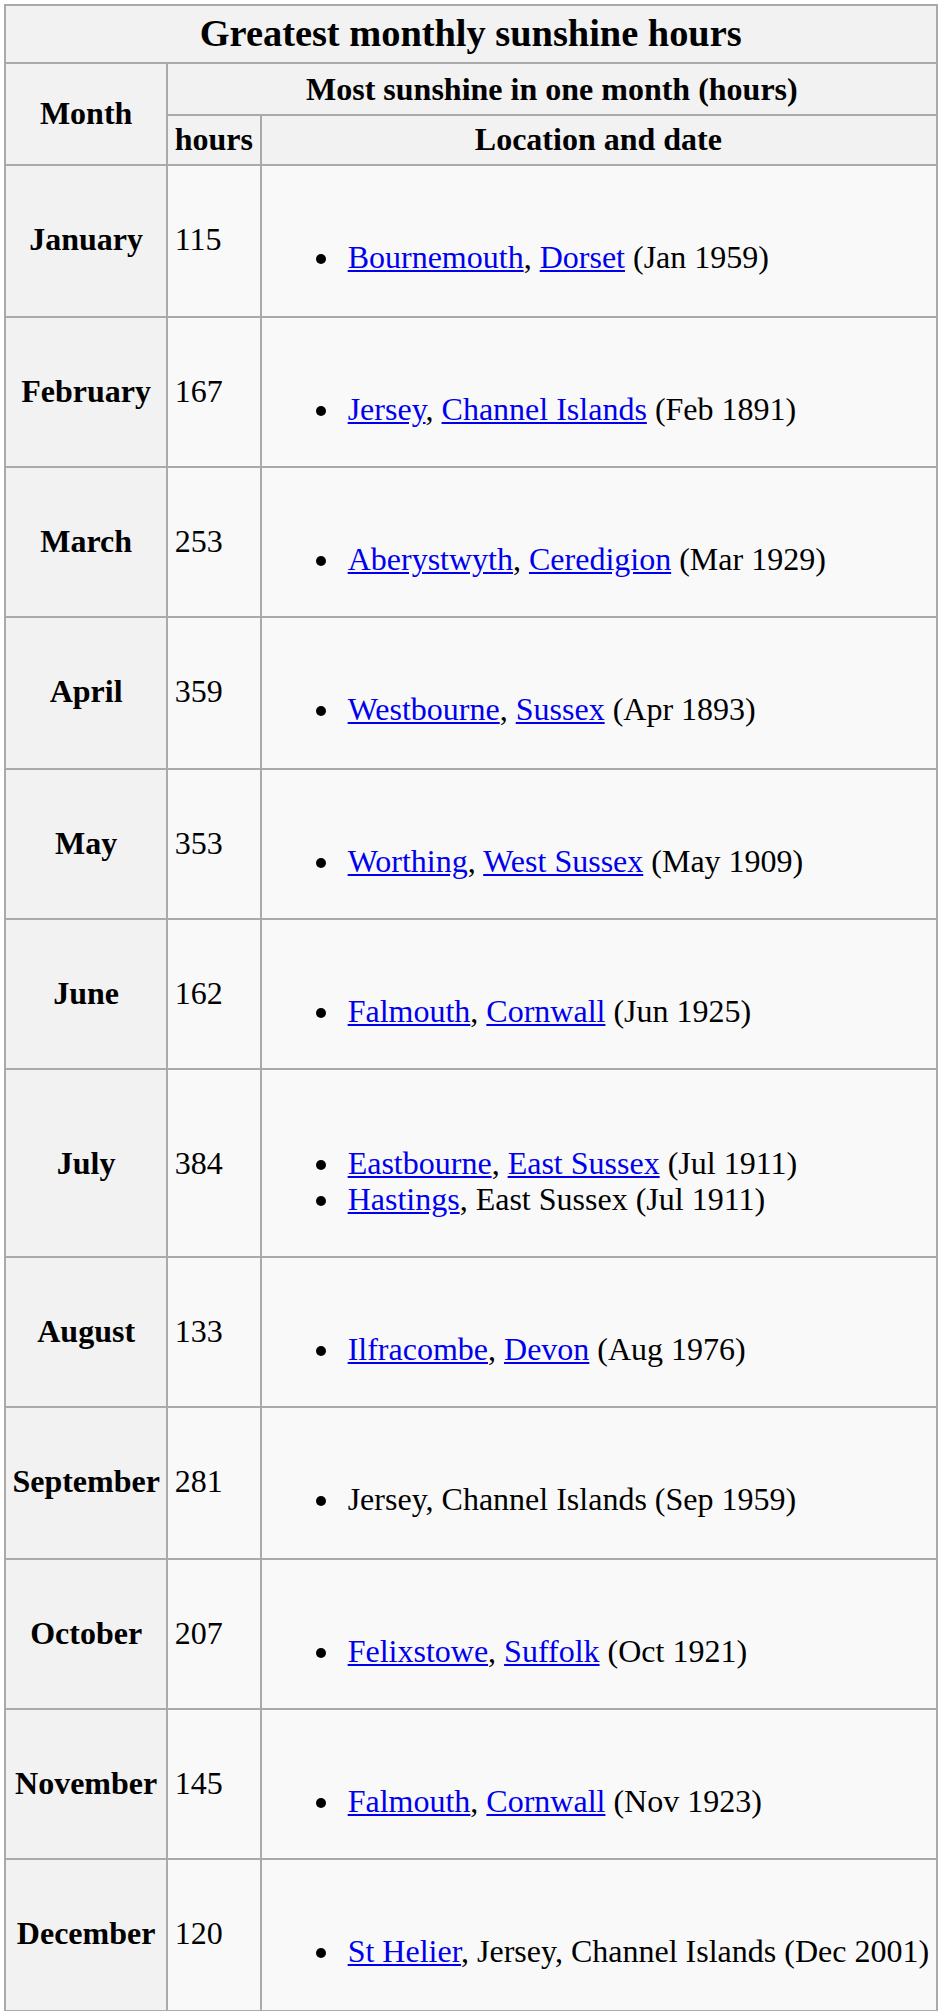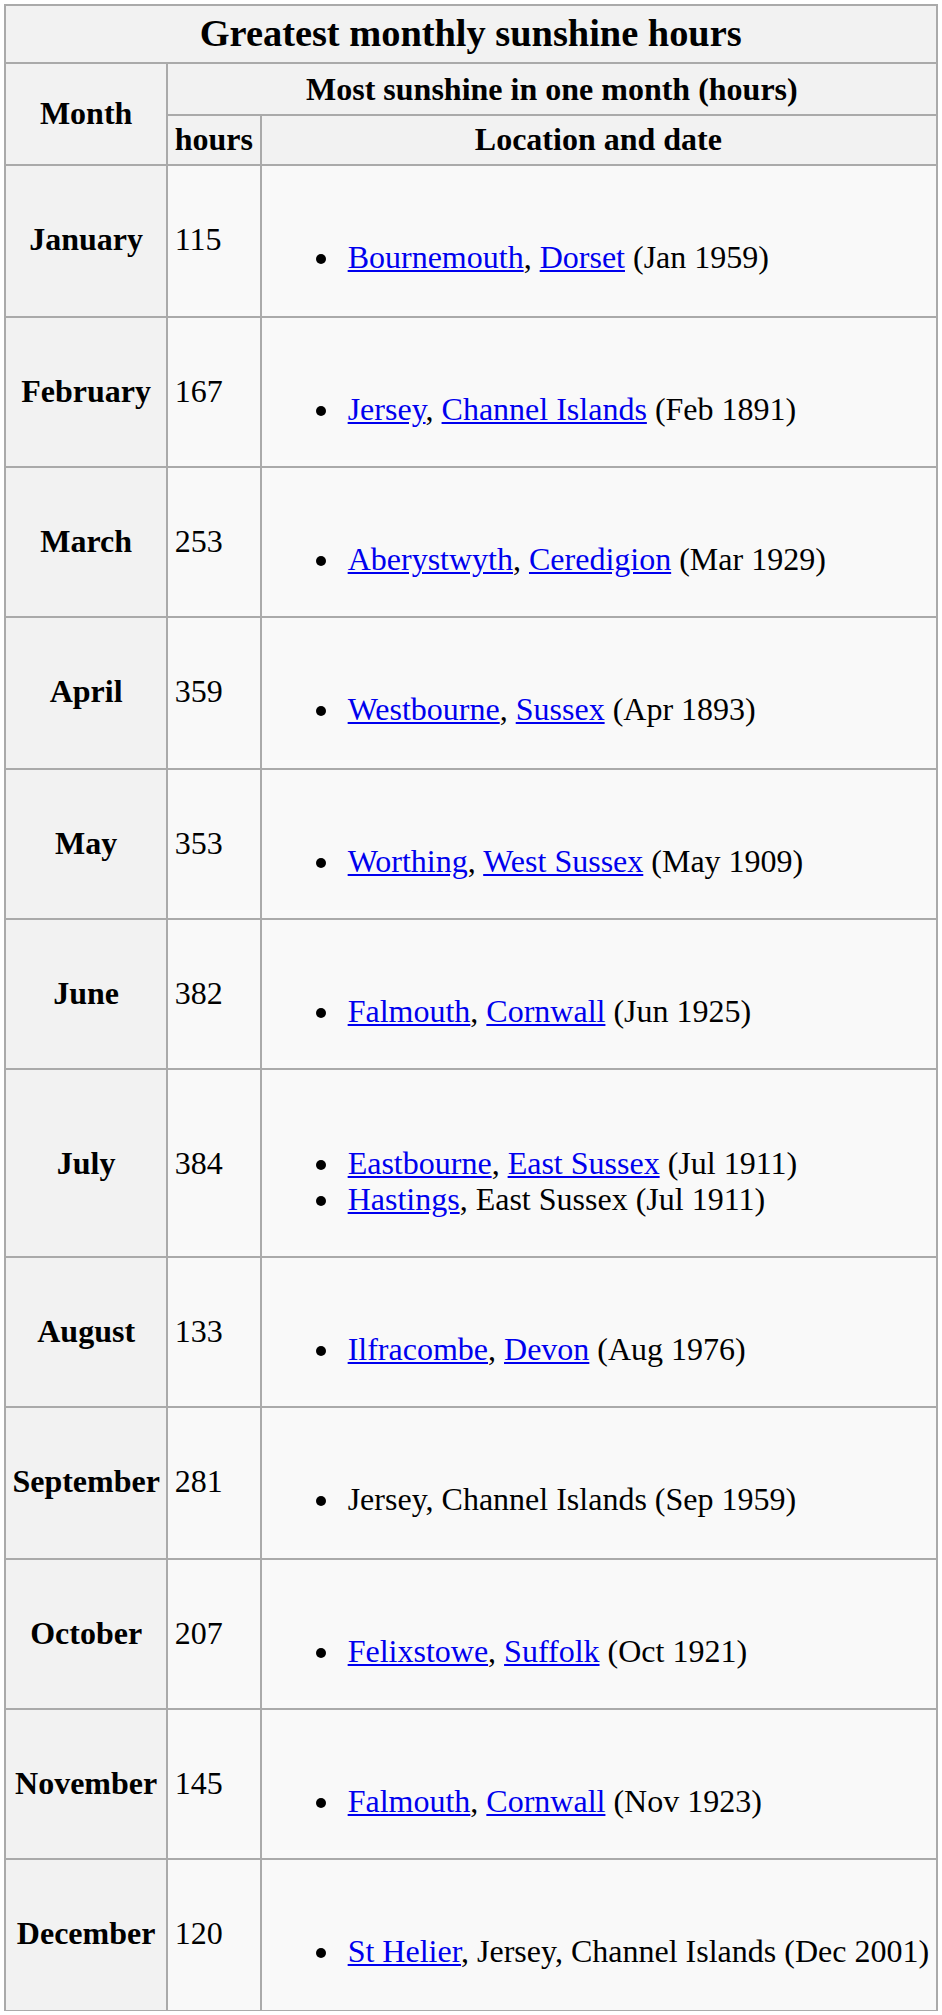(199, 993) 162 -> (199, 993) 382
